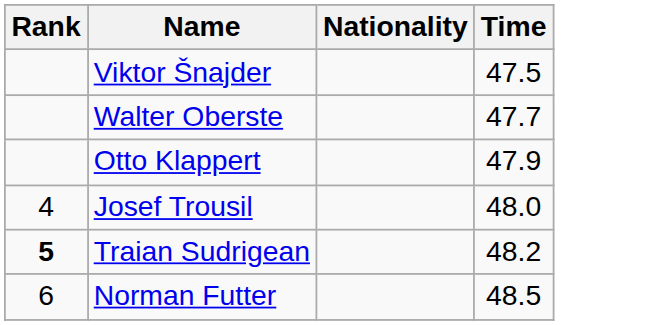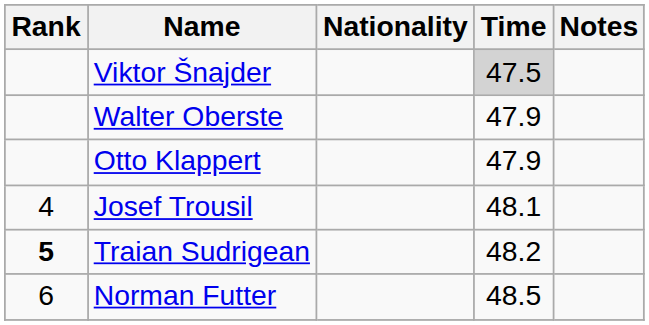+ column: (599, 26)
(514, 71) no background -> (514, 71) lightgrey background
(514, 116) 47.7 -> (514, 116) 47.9
(514, 206) 48.0 -> (514, 206) 48.1
